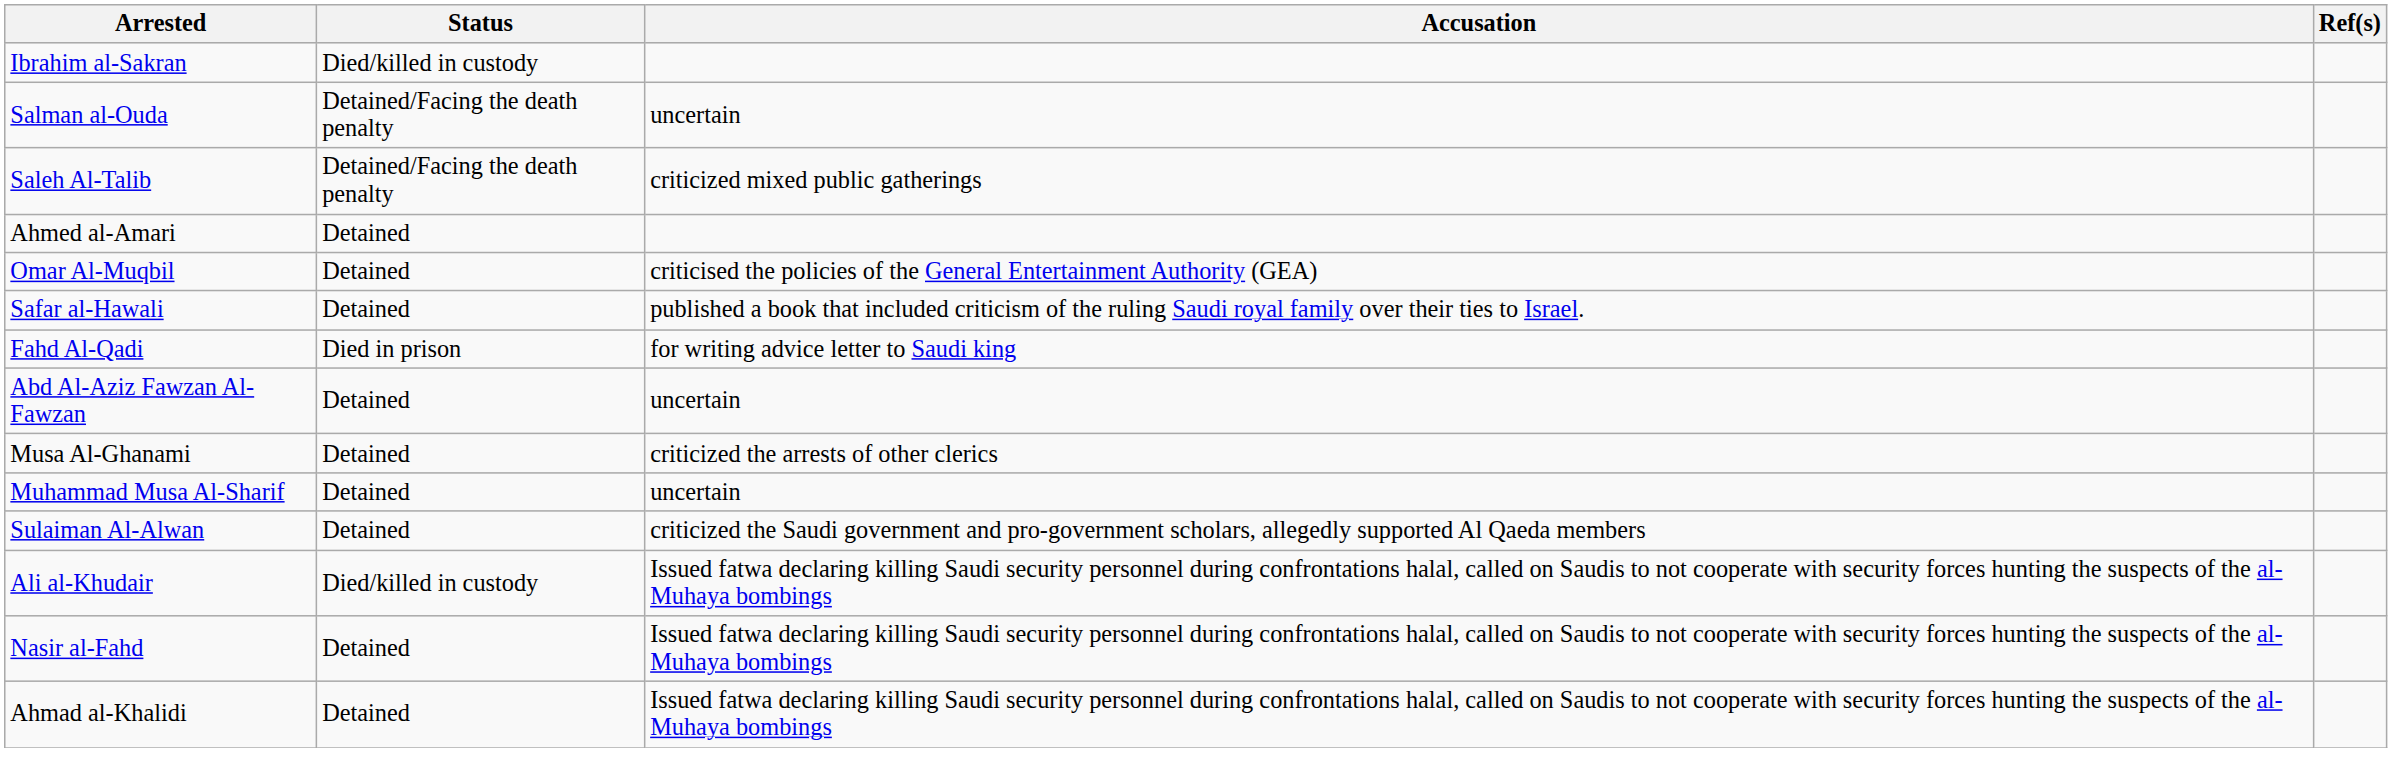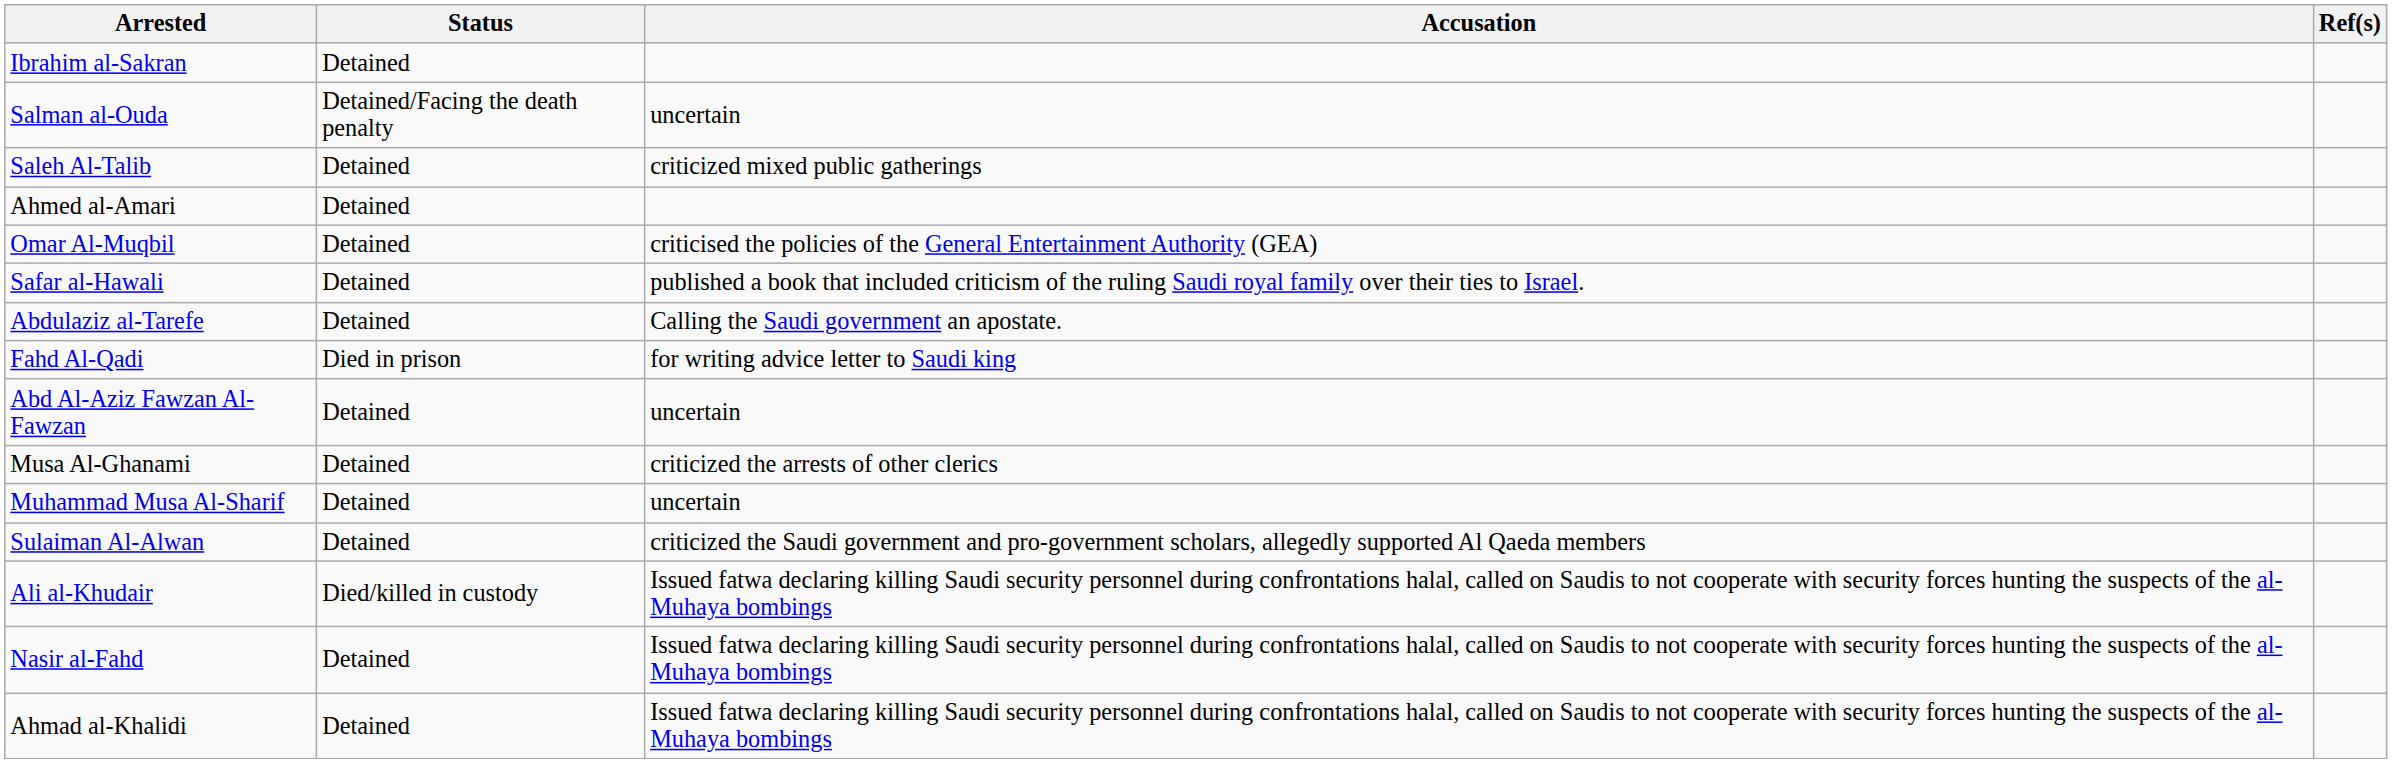(430, 62) Died/killed in custody -> (366, 62) Detained
(450, 180) Detained/Facing the death penalty -> (366, 166) Detained
+ row: (107, 321)
